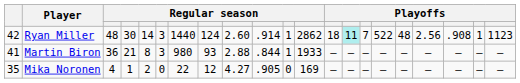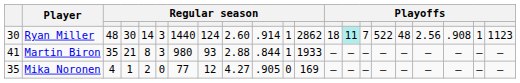(13, 35) 42 -> (13, 35) 30
(112, 52) 36 -> (112, 52) 35
(183, 69) 22 -> (183, 69) 77
